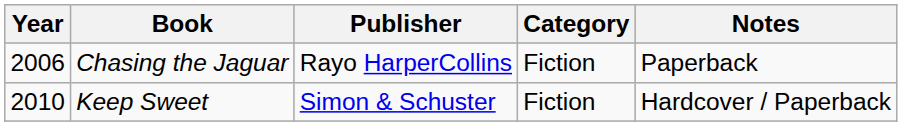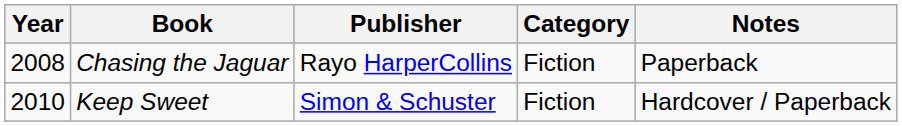(38, 62) 2006 -> (38, 62) 2008
